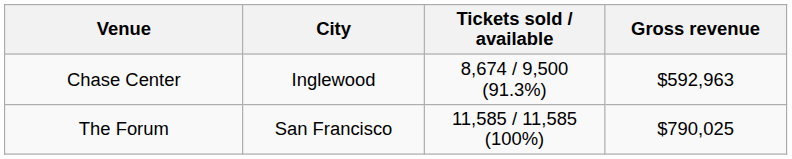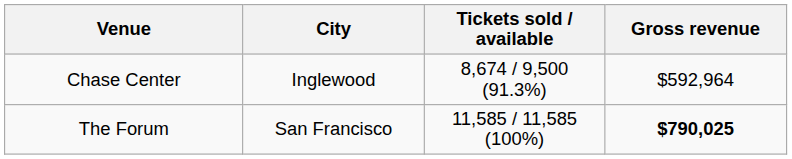(696, 79) $592,963 -> (696, 79) $592,964
(696, 129) normal -> (696, 129) bold
